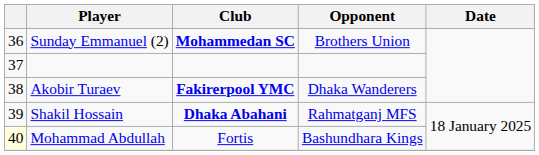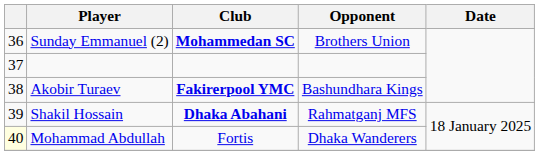(362, 89) Dhaka Wanderers -> (362, 89) Bashundhara Kings
(362, 138) Bashundhara Kings -> (362, 138) Dhaka Wanderers
